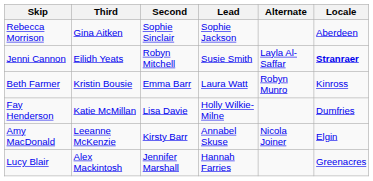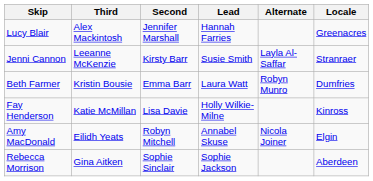rows swapped: (28, 162) <-> (25, 32)
(98, 58) Eilidh Yeats -> (95, 58) Leeanne McKenzie
(159, 58) Robyn Mitchell -> (165, 58) Kirsty Barr
(337, 58) bold -> (336, 58) normal
(332, 84) Kinross -> (335, 84) Dumfries
(335, 110) Dumfries -> (332, 110) Kinross
(95, 136) Leeanne McKenzie -> (98, 136) Eilidh Yeats
(165, 136) Kirsty Barr -> (159, 136) Robyn Mitchell
